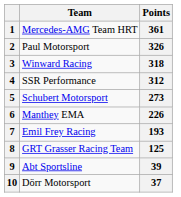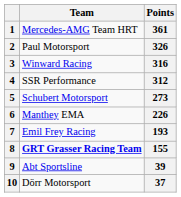(156, 63) 318 -> (160, 63) 316
(78, 149) normal -> (82, 149) bold
(156, 149) 125 -> (160, 149) 155
